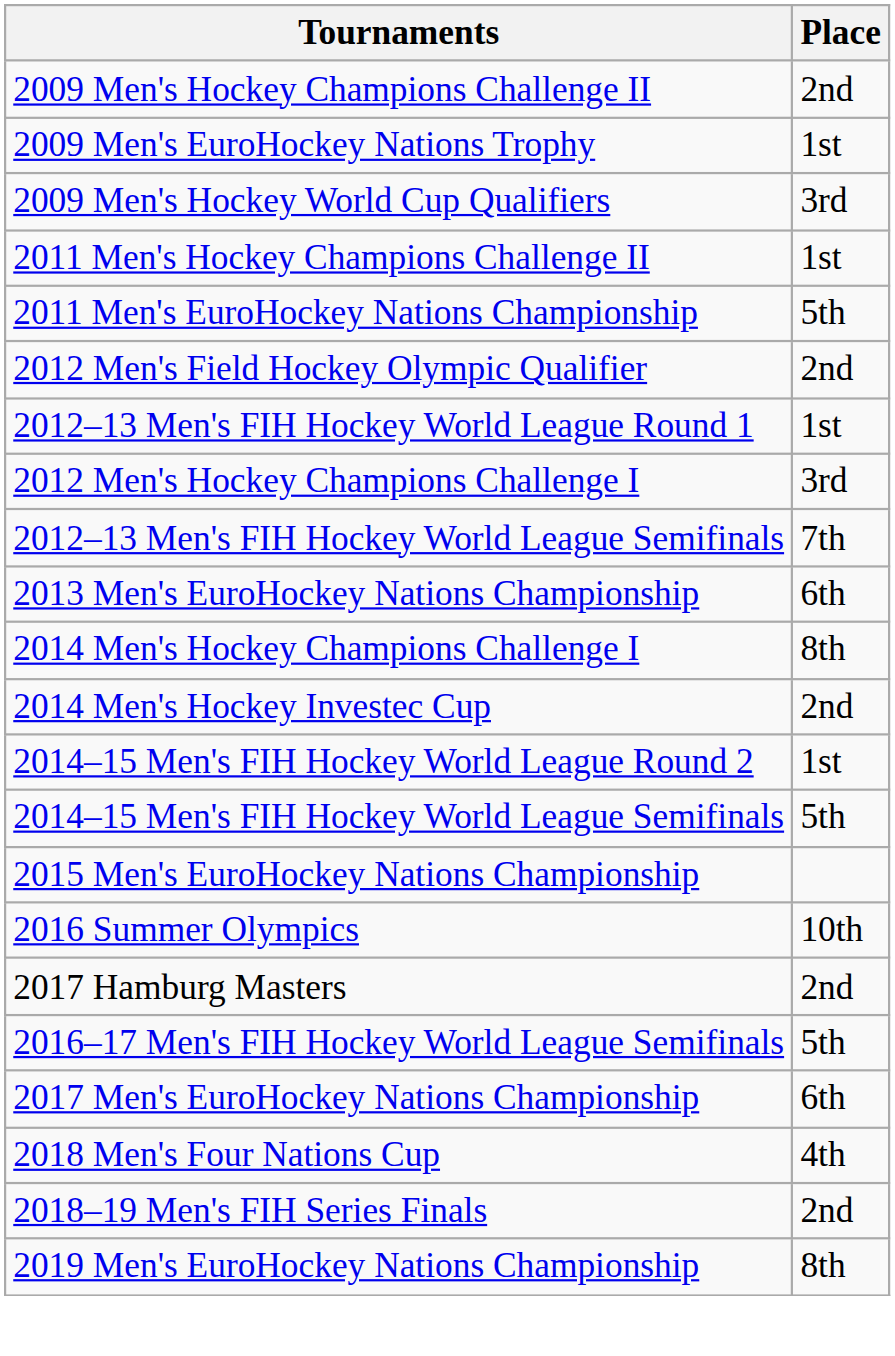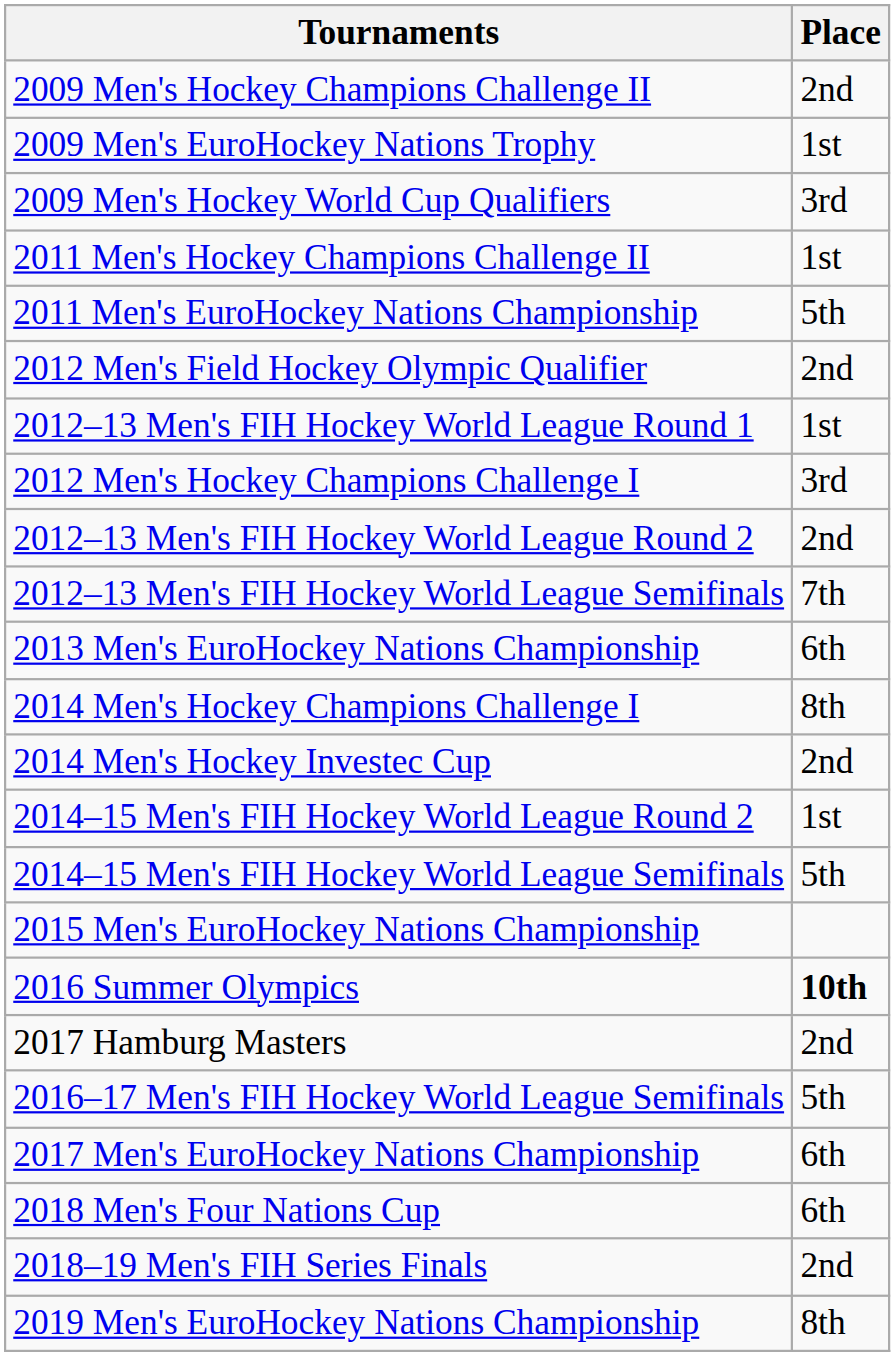+ row: (383, 537)
(832, 929) normal -> (834, 985) bold
(823, 1154) 4th -> (823, 1210) 6th
